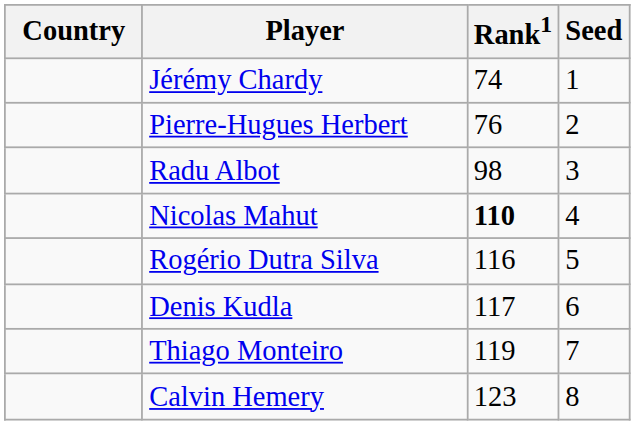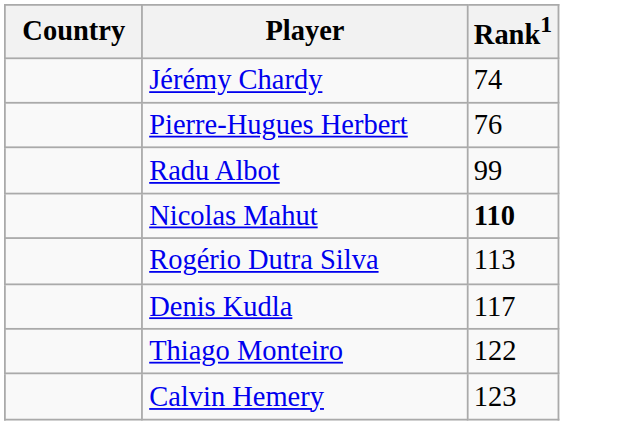- column: (594, 30)
(488, 170) 98 -> (488, 170) 99
(495, 260) 116 -> (495, 260) 113
(495, 350) 119 -> (495, 350) 122
